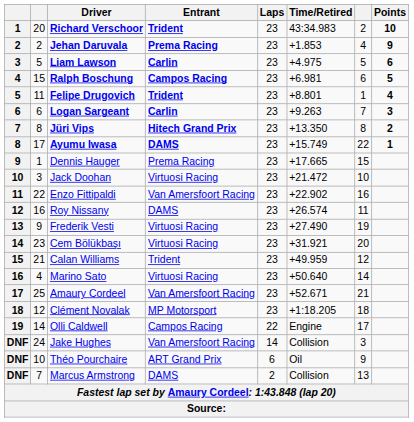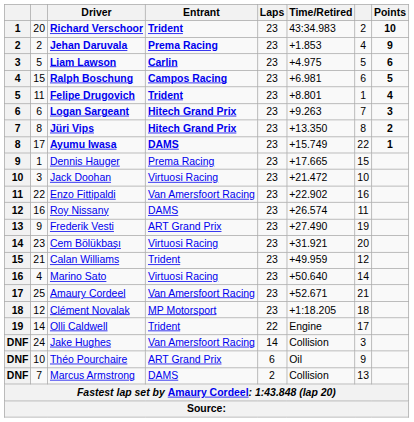(163, 111) Carlin -> (192, 111) Hitech Grand Prix
(183, 227) Virtuosi Racing -> (185, 227) ART Grand Prix
(185, 326) Campos Racing -> (164, 326) Trident
